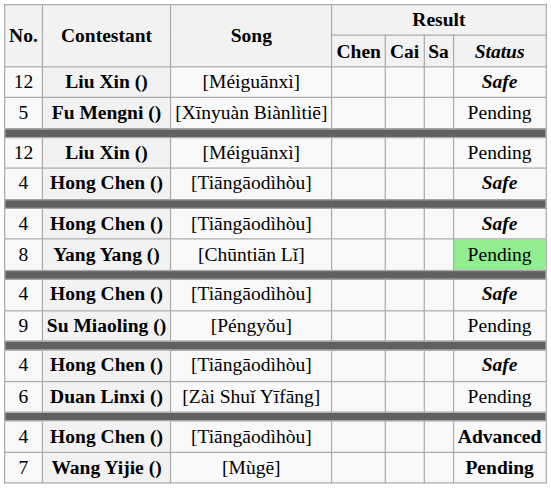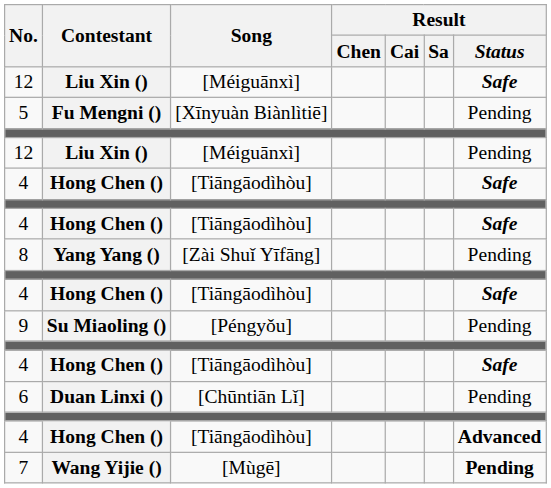(251, 254) [Chūntiān Lǐ] -> (251, 254) [Zài Shuǐ Yīfāng]
(500, 254) lightgreen background -> (500, 254) no background
(251, 396) [Zài Shuǐ Yīfāng] -> (251, 396) [Chūntiān Lǐ]
